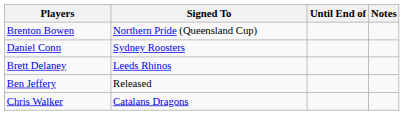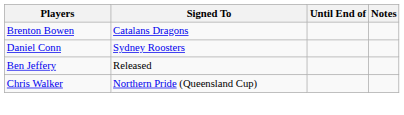(185, 31) Northern Pride (Queensland Cup) -> (151, 31) Catalans Dragons
- row: (37, 66)
(151, 101) Catalans Dragons -> (185, 83) Northern Pride (Queensland Cup)
